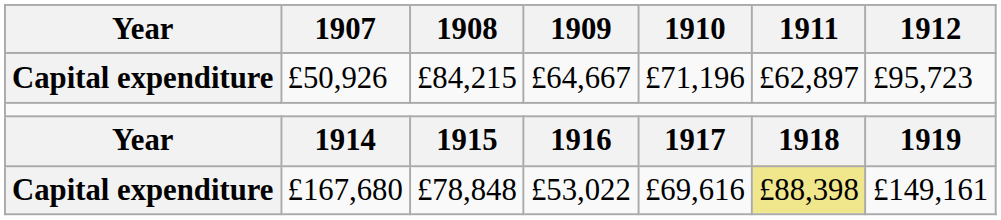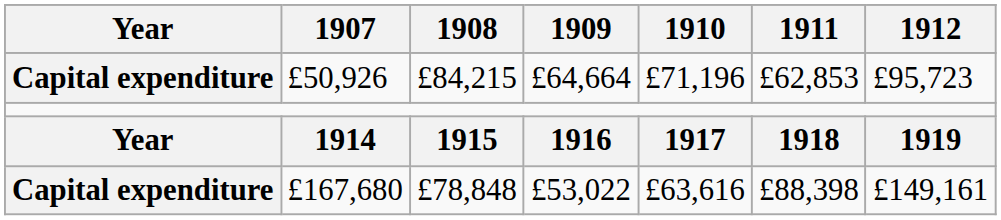(581, 77) £64,667 -> (581, 77) £64,664
(809, 77) £62,897 -> (809, 77) £62,853
(695, 189) £69,616 -> (695, 189) £63,616
(809, 189) khaki background -> (809, 189) no background
